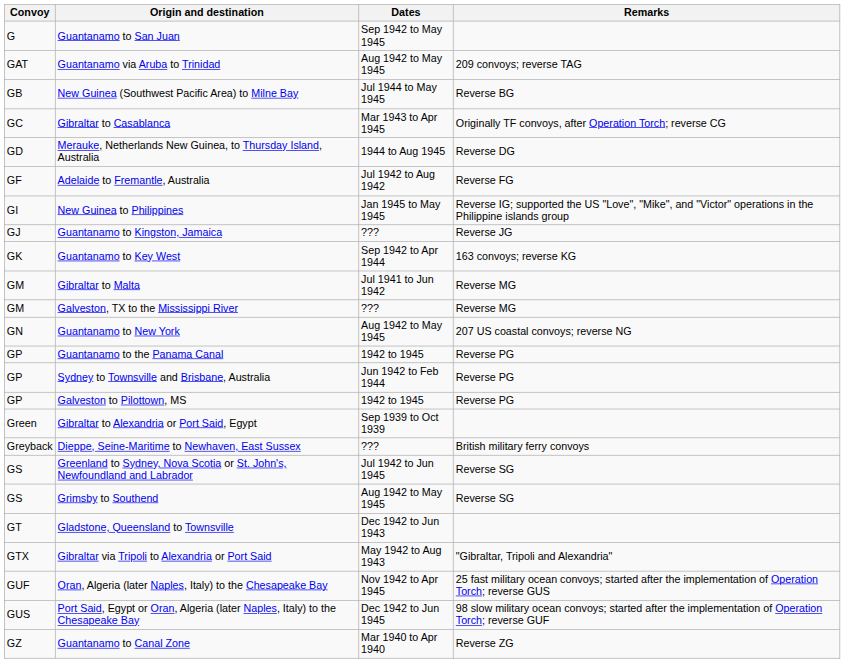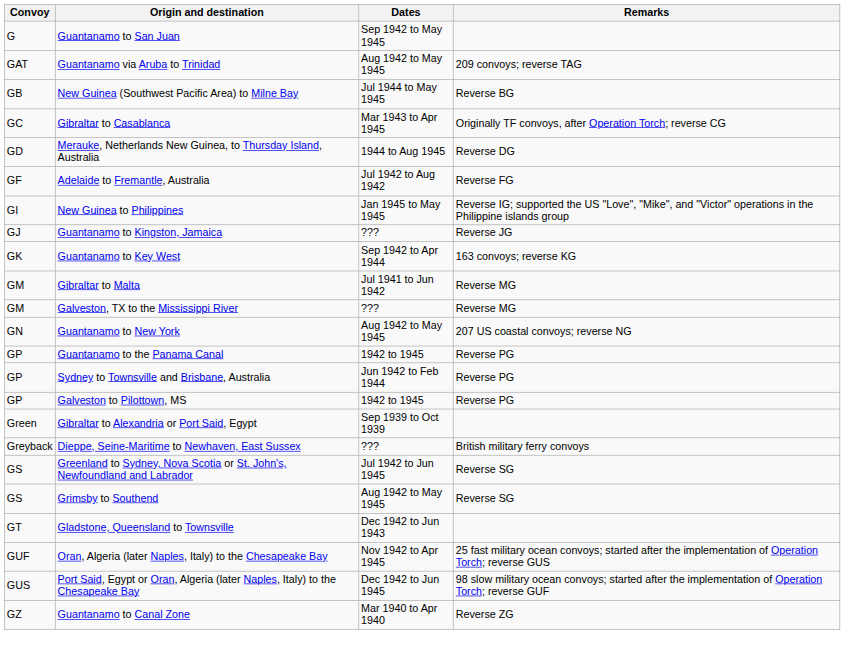- row: (165, 556)
